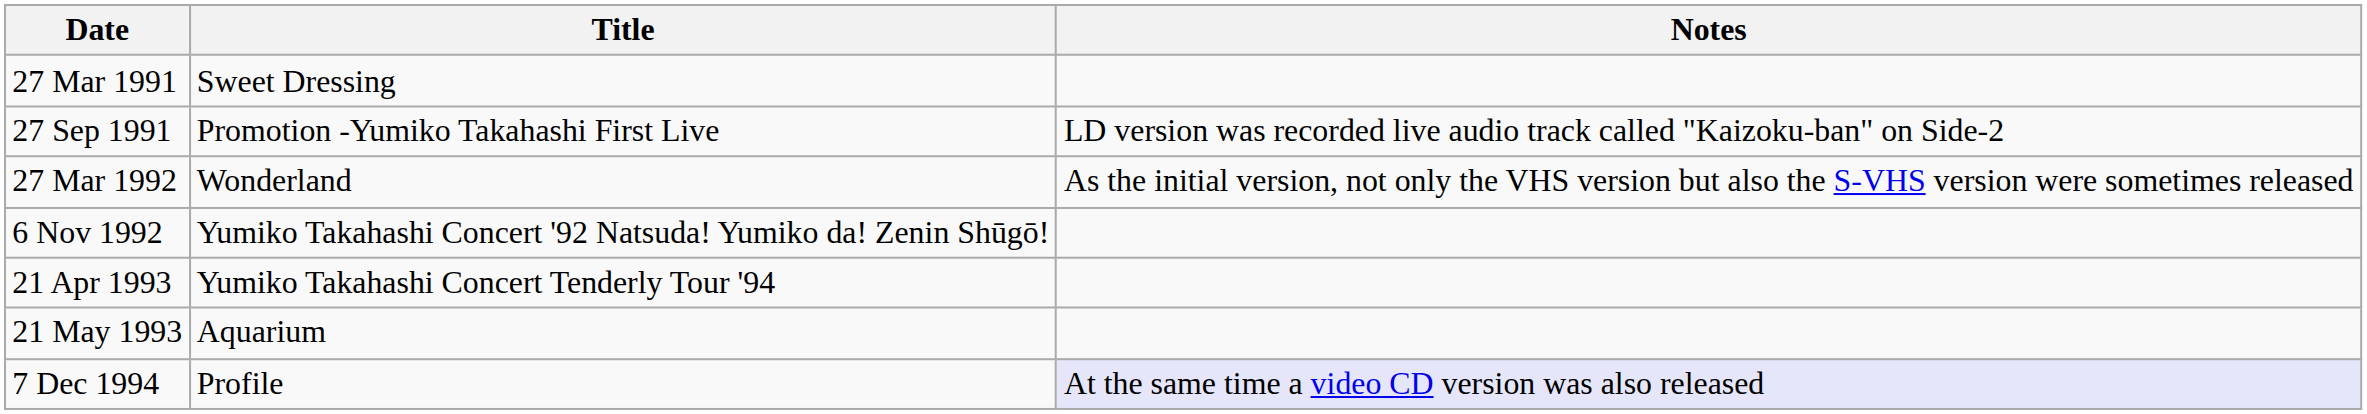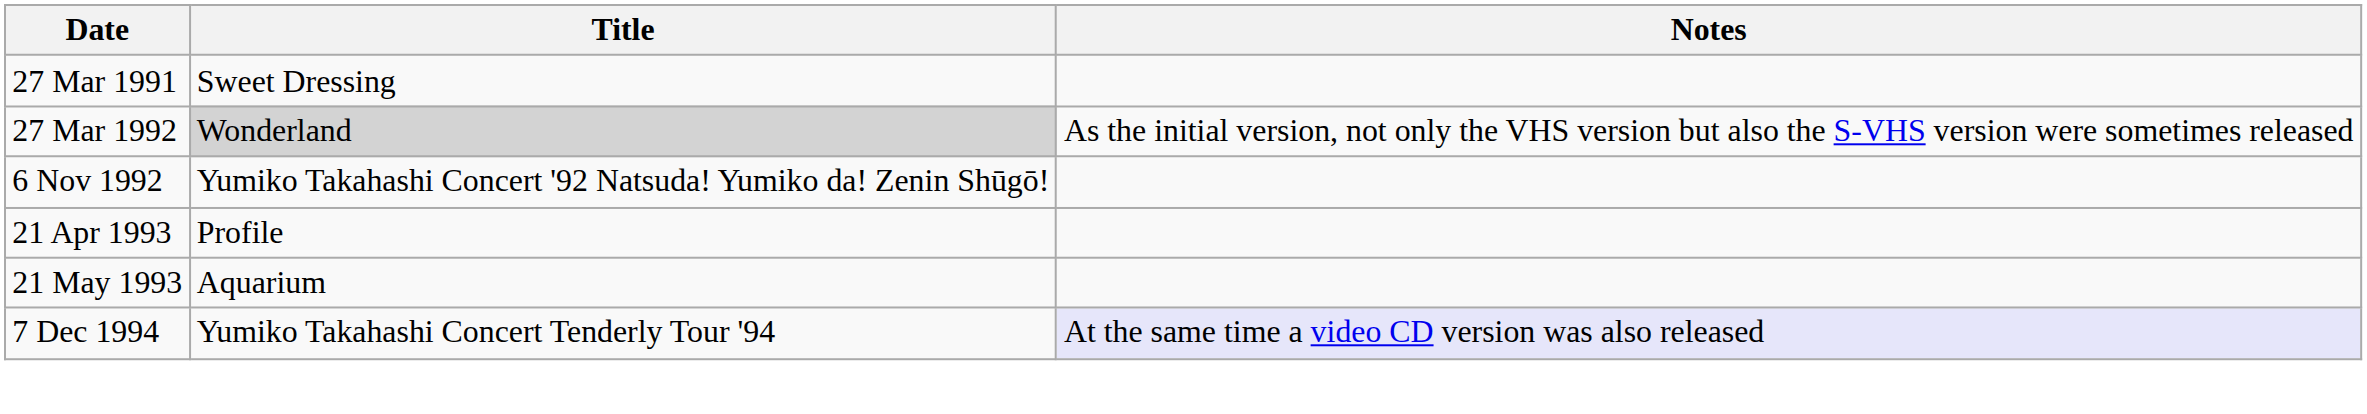- row: (92, 130)
(274, 181) no background -> (274, 130) lightgrey background
(486, 282) Yumiko Takahashi Concert Tenderly Tour '94 -> (240, 231) Profile
(240, 383) Profile -> (486, 332) Yumiko Takahashi Concert Tenderly Tour '94
